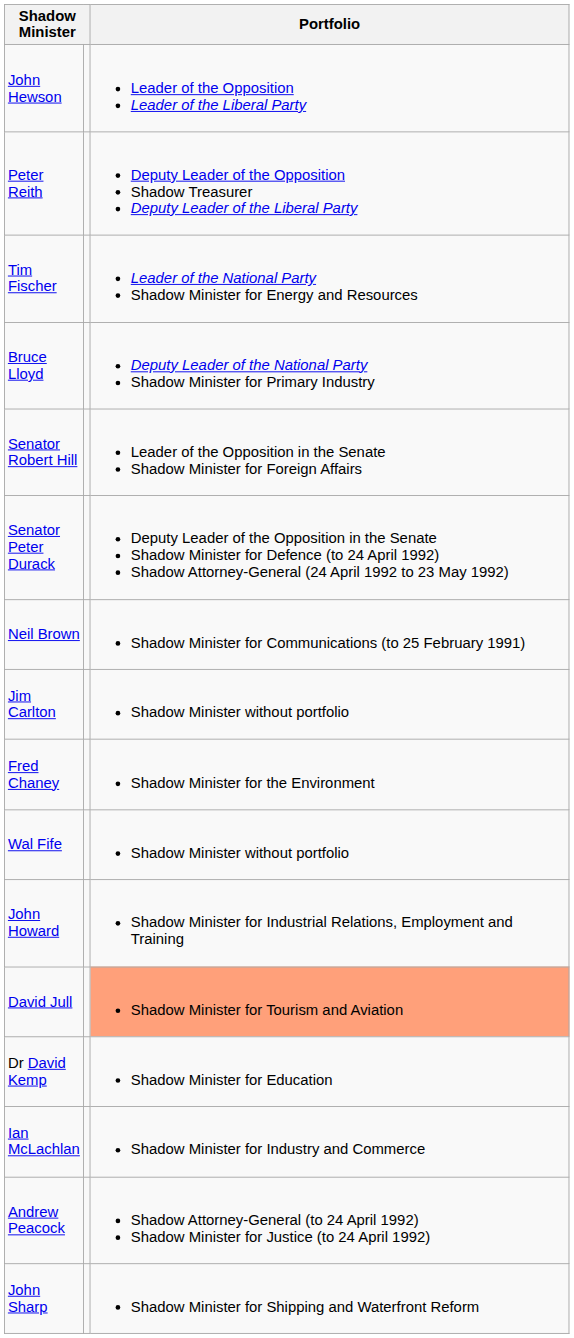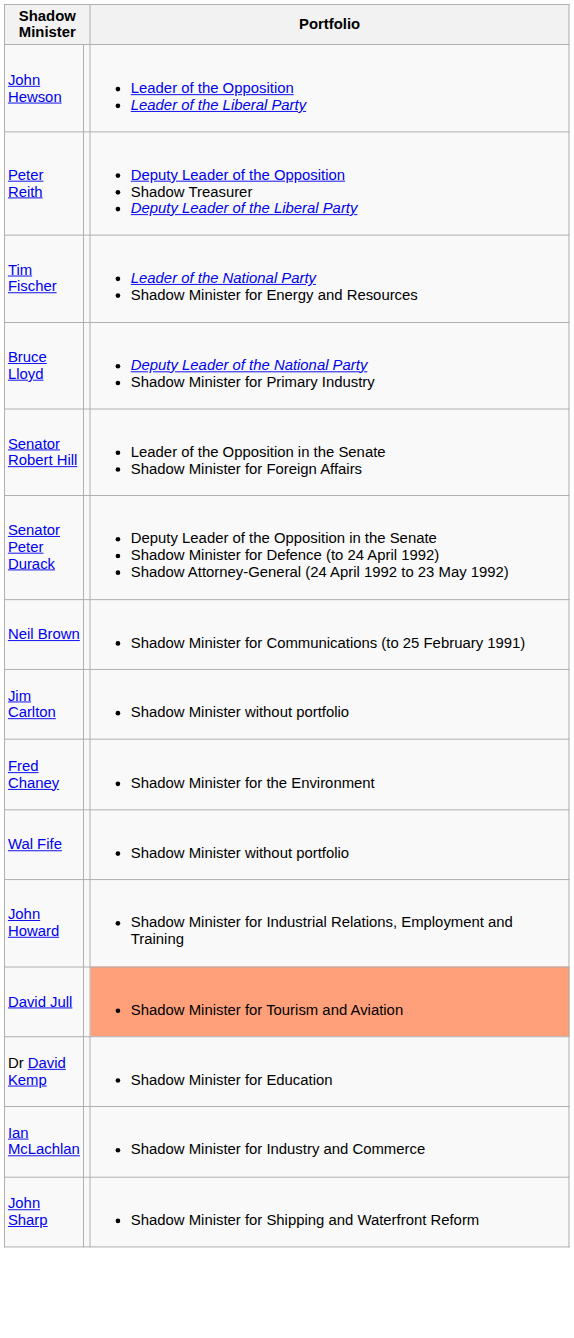- row: (36, 1220)
